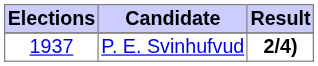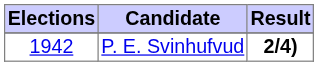(51, 46) 1937 -> (51, 46) 1942
